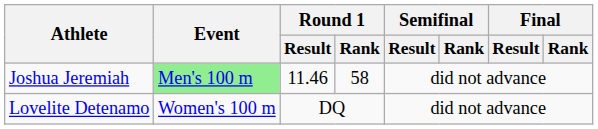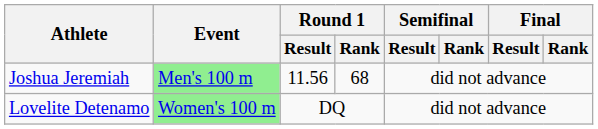(308, 78) 11.46 -> (308, 78) 11.56
(360, 78) 58 -> (360, 78) 68
(217, 108) no background -> (217, 108) lightgreen background
